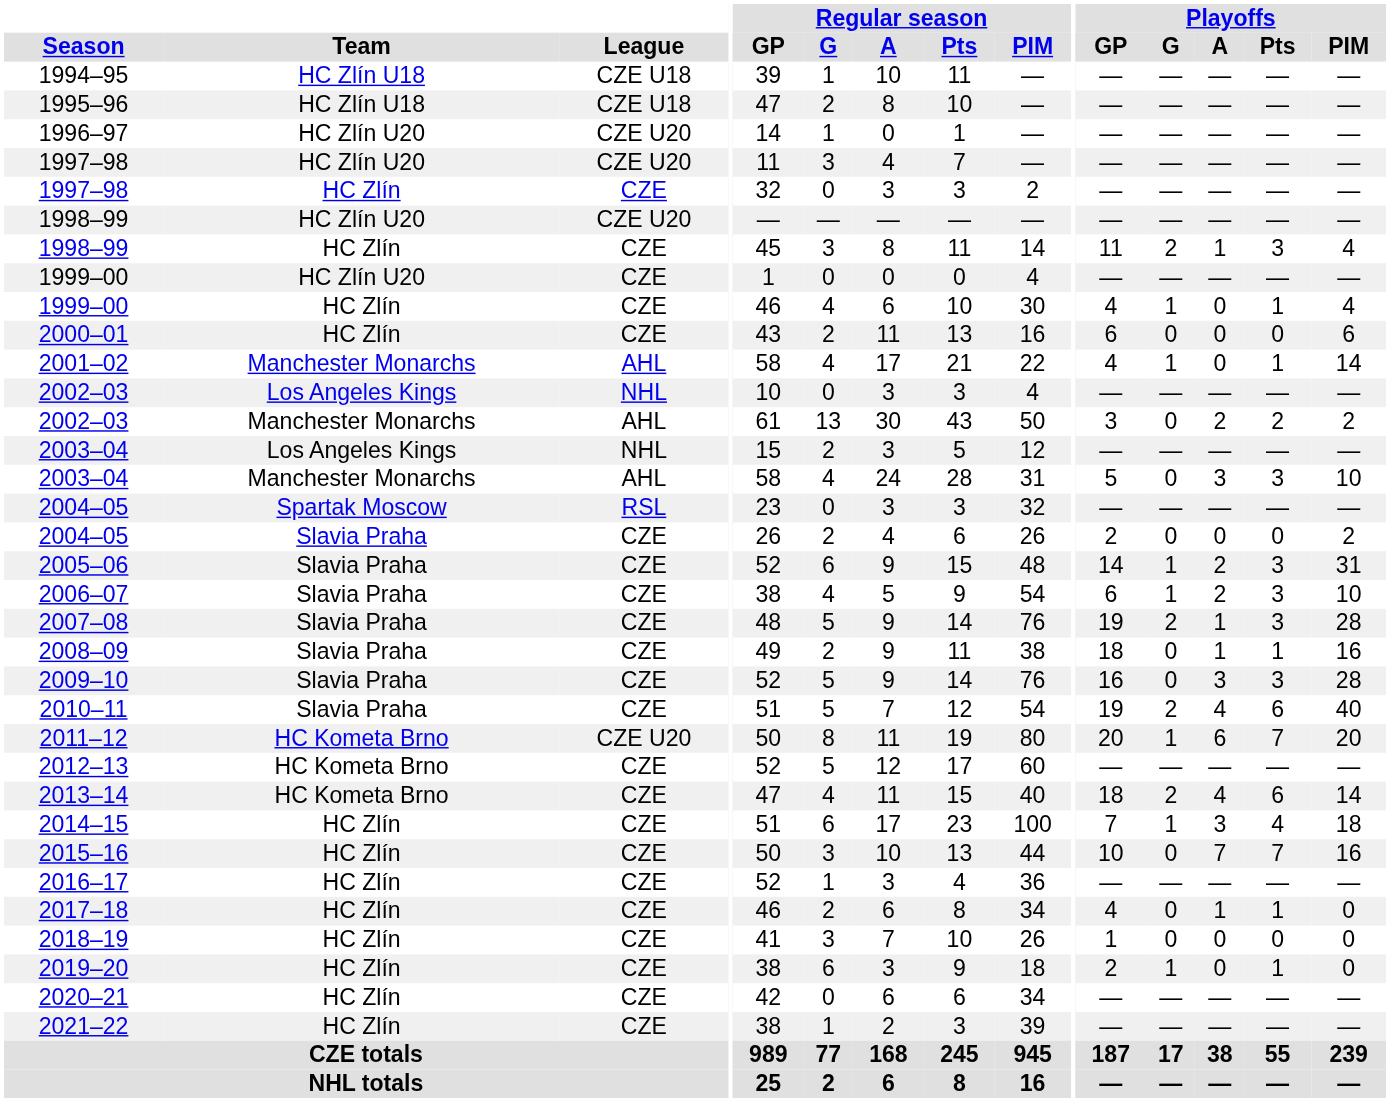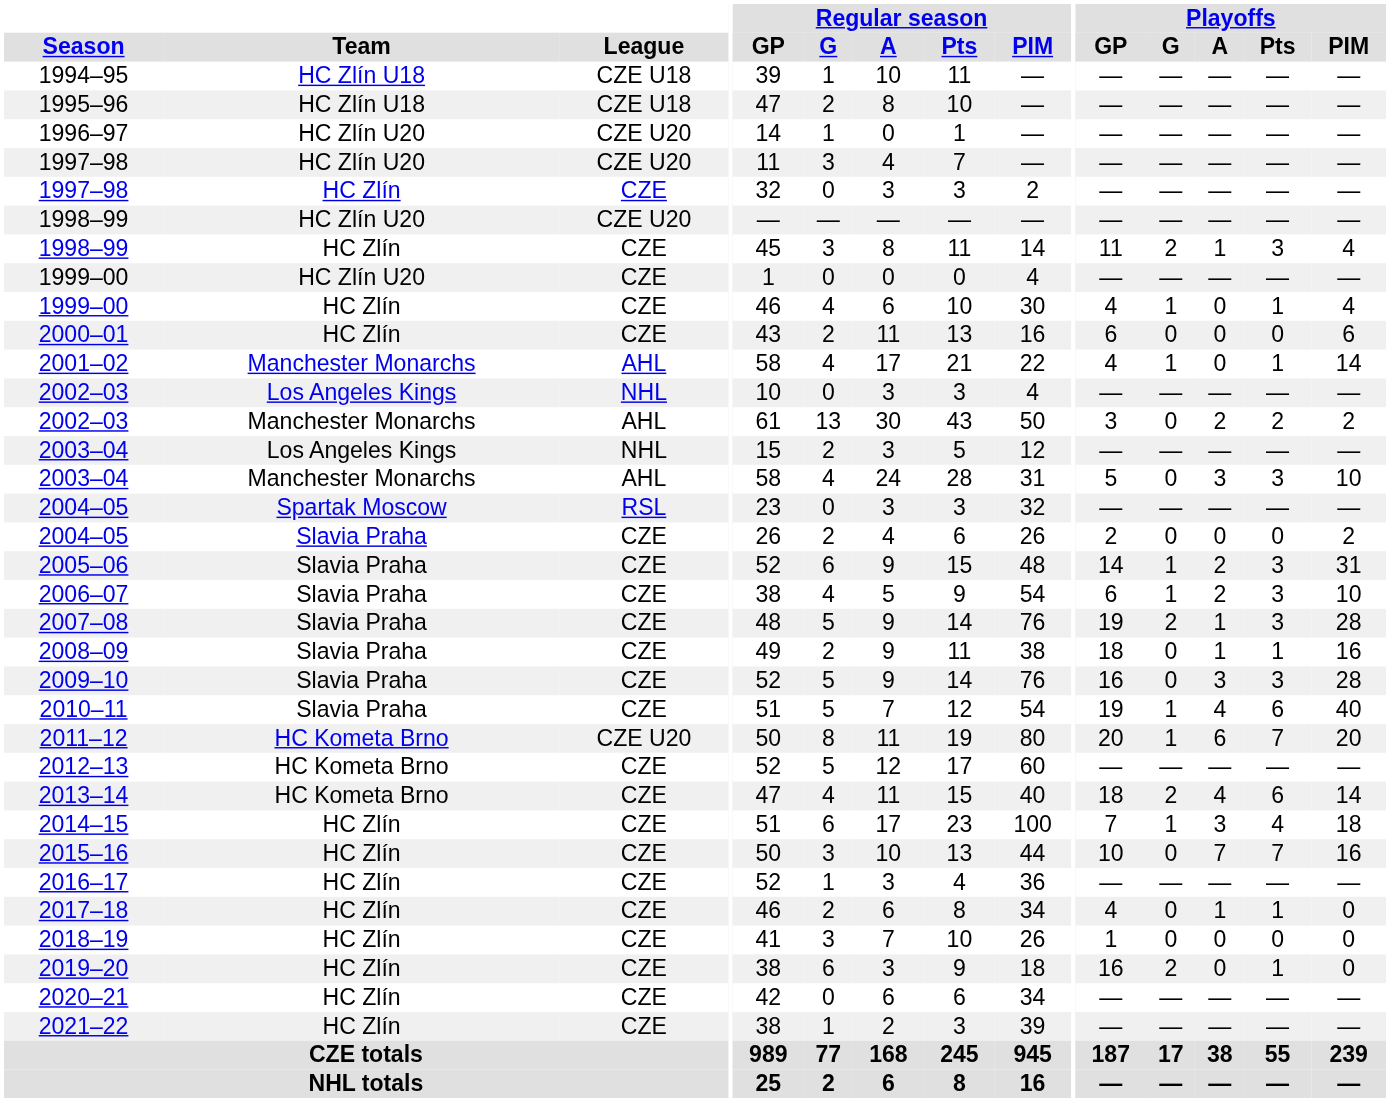(1171, 709) 2 -> (1171, 709) 1
(1111, 968) 2 -> (1111, 968) 16
(1171, 968) 1 -> (1171, 968) 2
